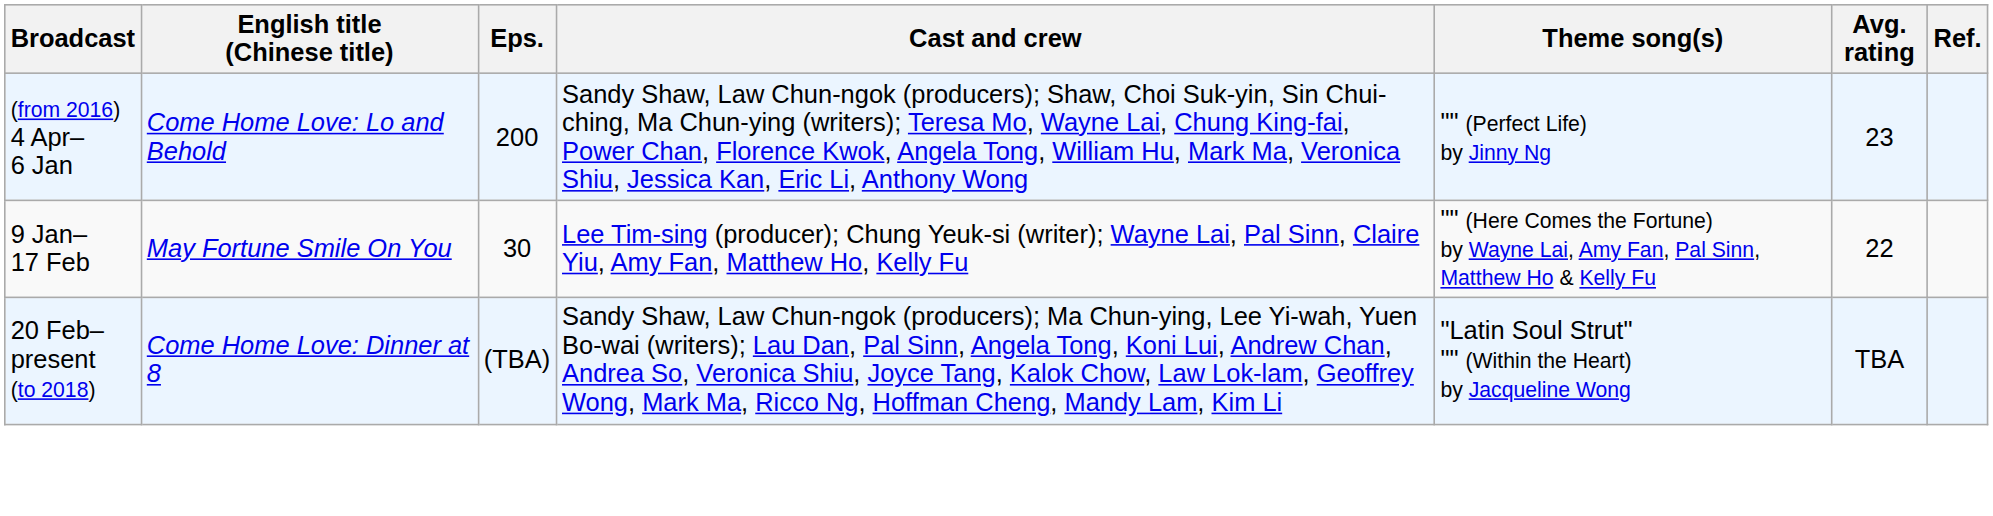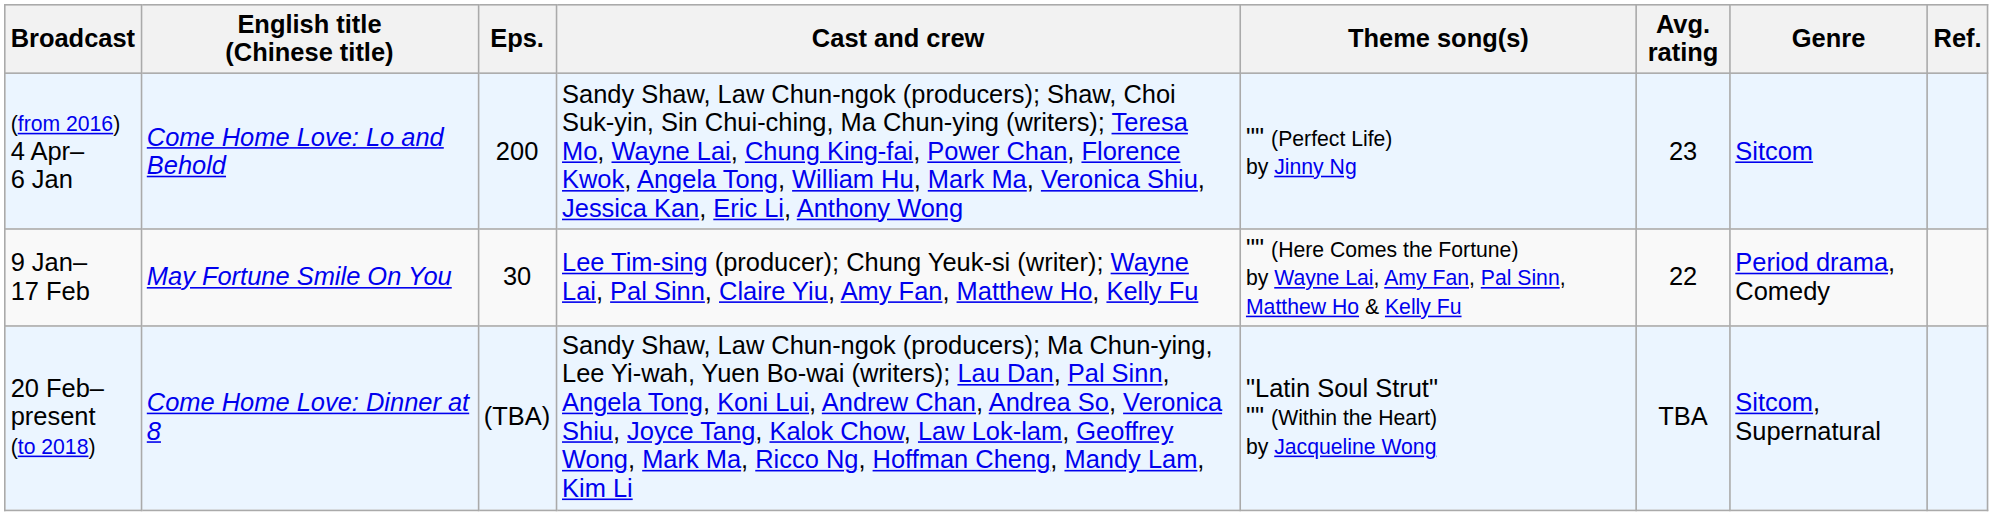+ column: (1829, 38)
